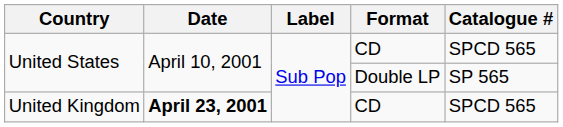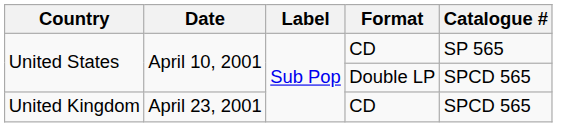(492, 48) SPCD 565 -> (474, 48) SP 565
(479, 77) SP 565 -> (487, 77) SPCD 565
(208, 106) bold -> (205, 106) normal
